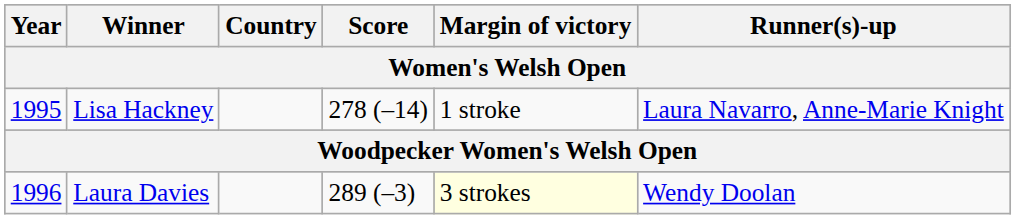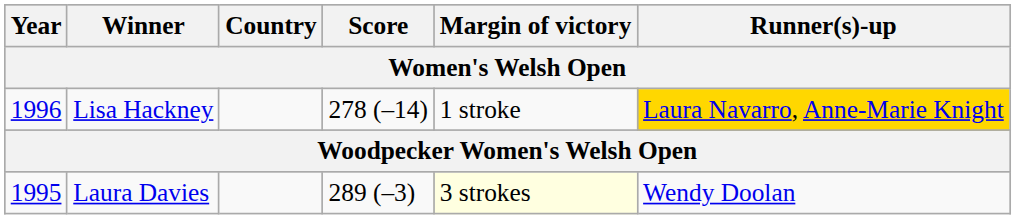(36, 109) 1995 -> (36, 109) 1996
(823, 109) no background -> (823, 109) gold background
(36, 193) 1996 -> (36, 193) 1995
